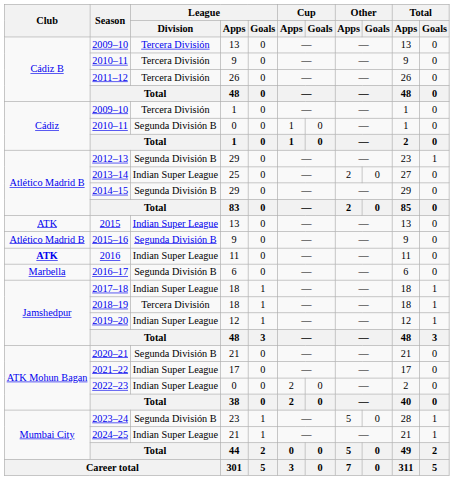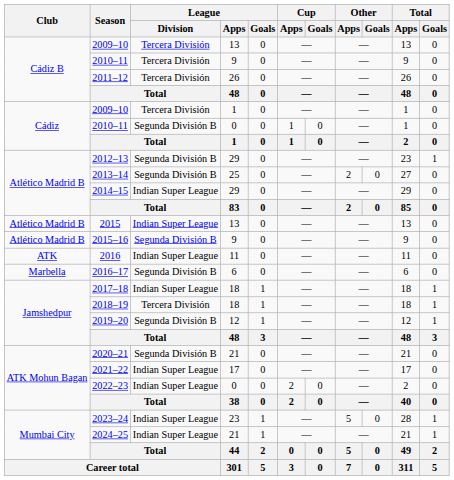(175, 175) Indian Super League -> (175, 175) Segunda División B
(175, 191) Segunda División B -> (175, 191) Indian Super League
(47, 223) ATK -> (47, 223) Atlético Madrid B
(47, 256) bold -> (47, 256) normal
(175, 321) Indian Super League -> (175, 321) Segunda División B
(175, 418) Segunda División B -> (175, 418) Indian Super League
